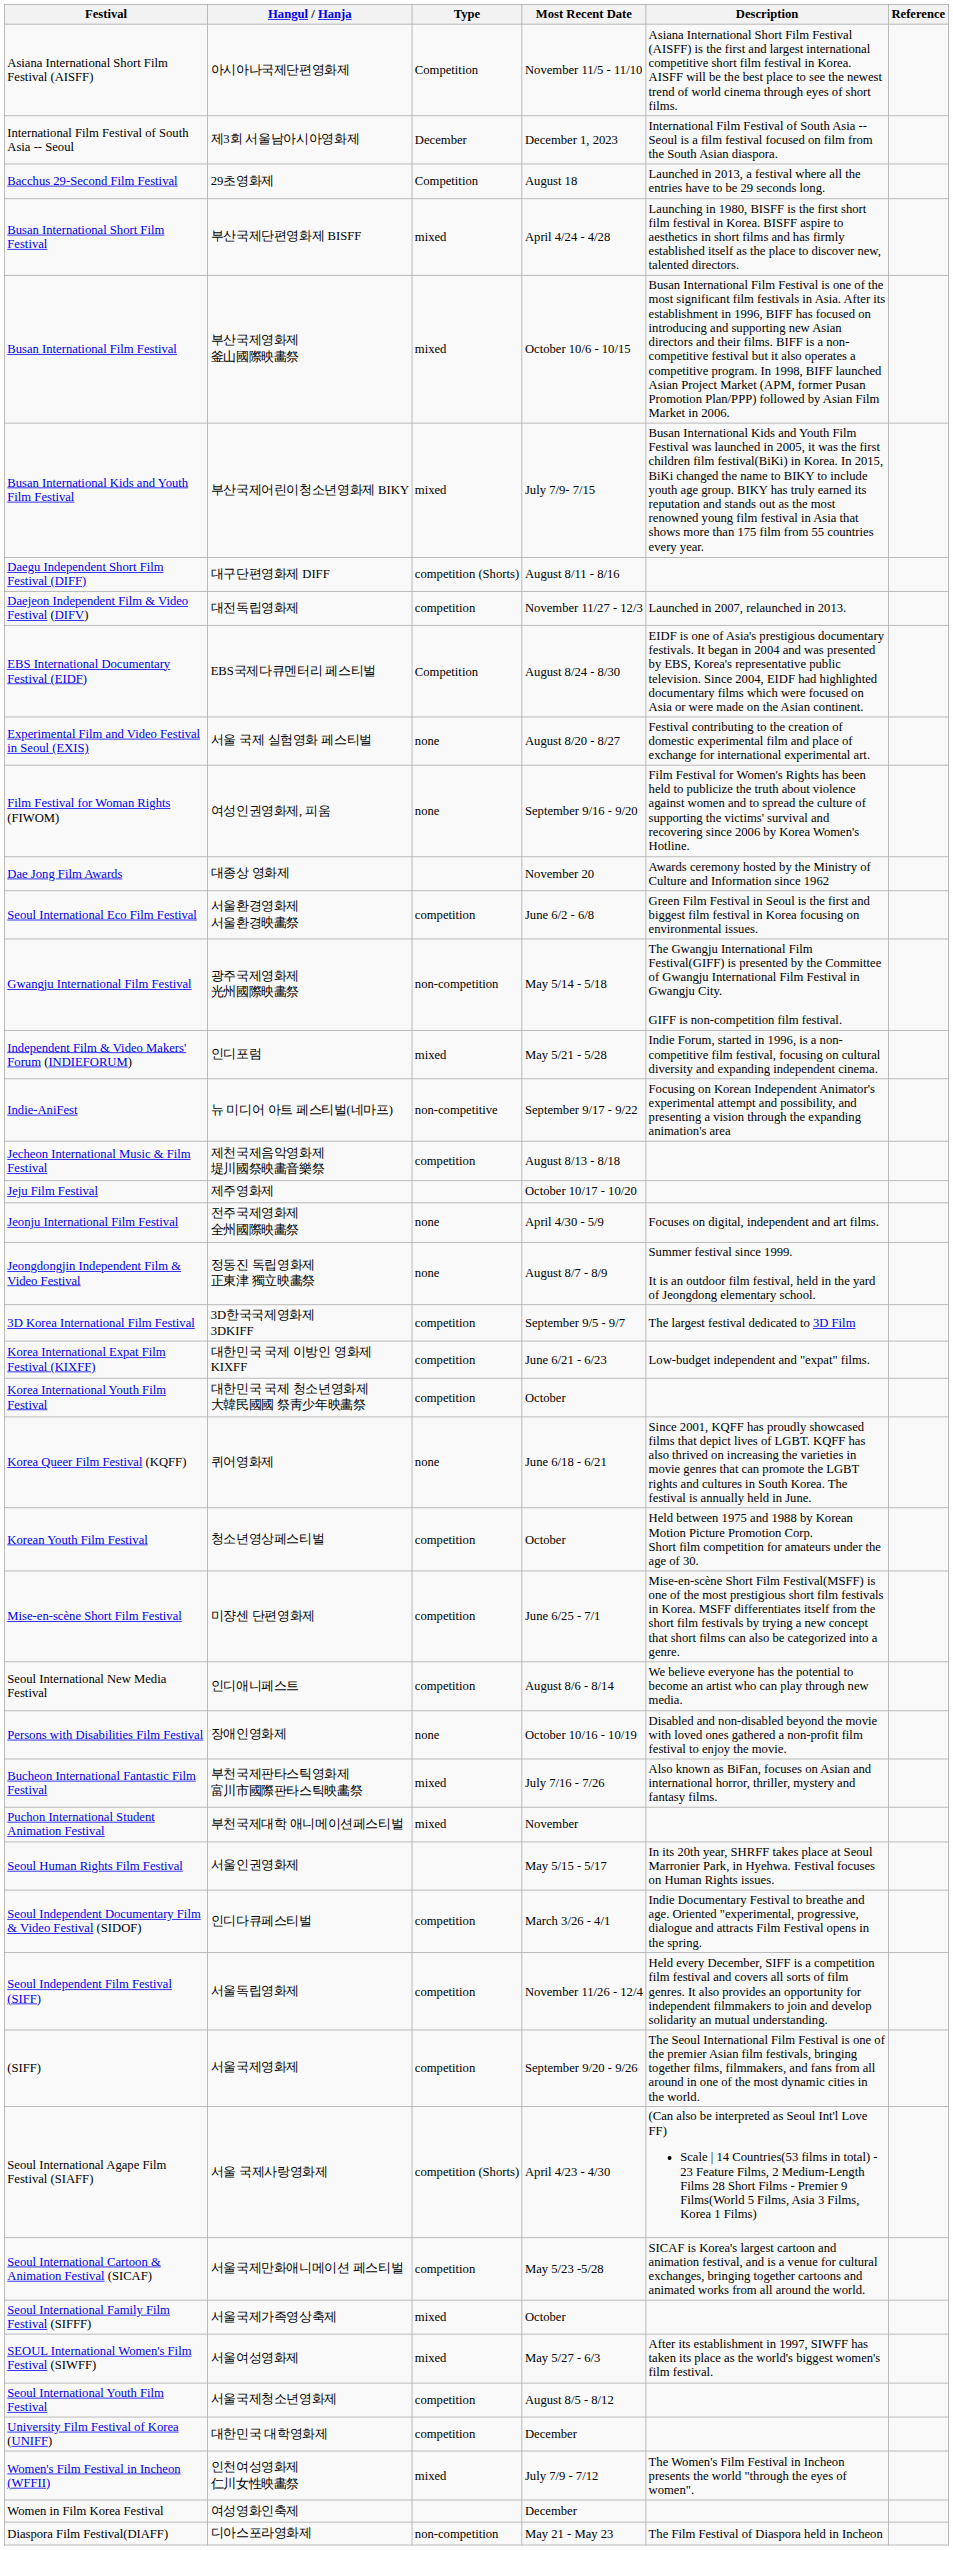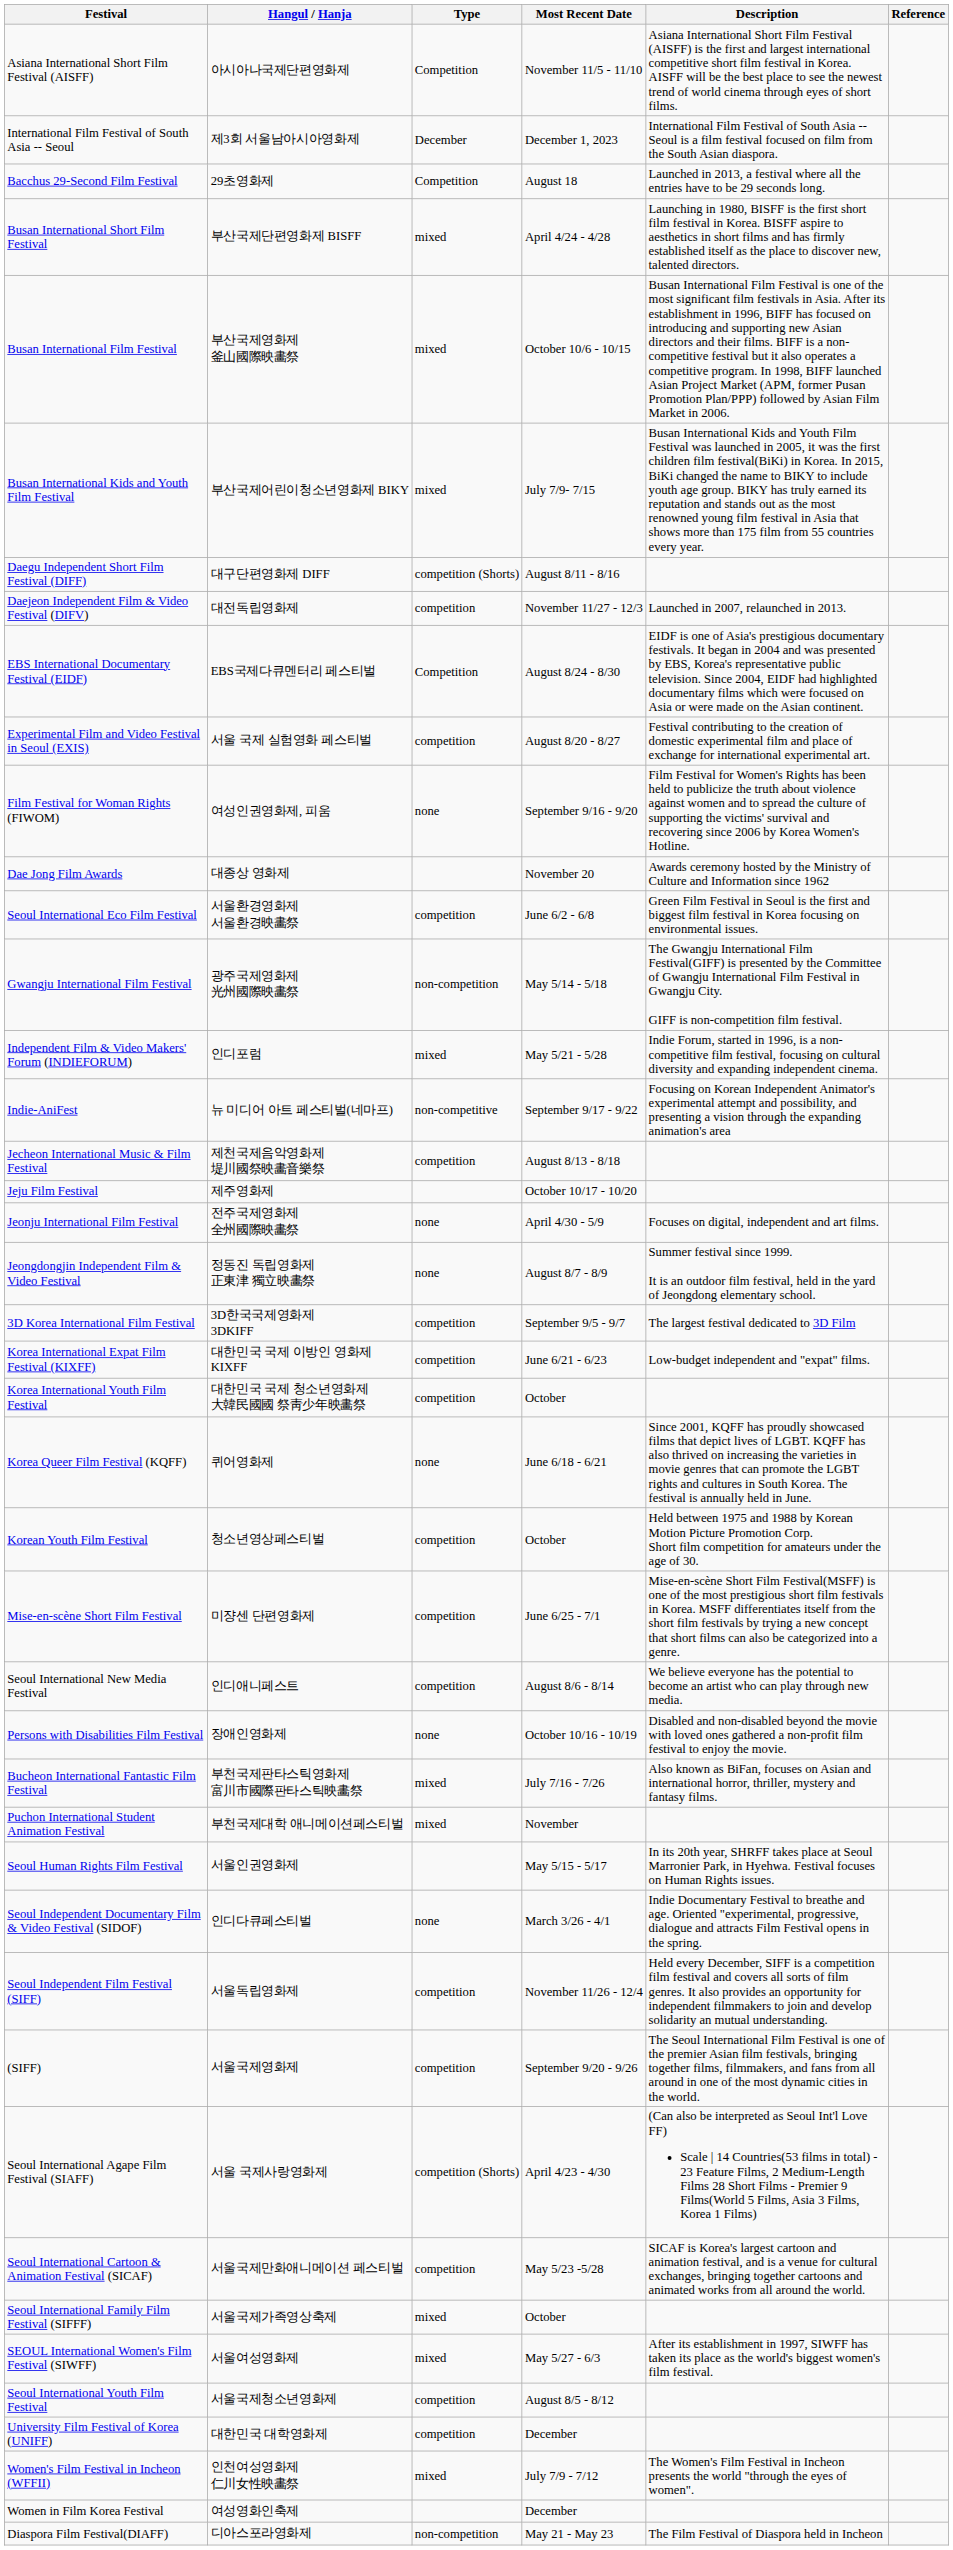(427, 741) none -> (445, 741) competition
(445, 1921) competition -> (427, 1921) none
